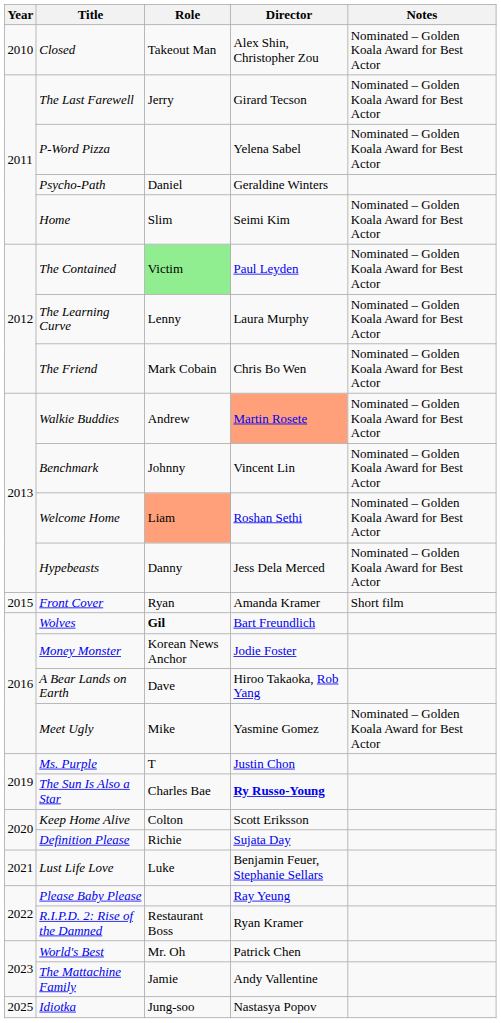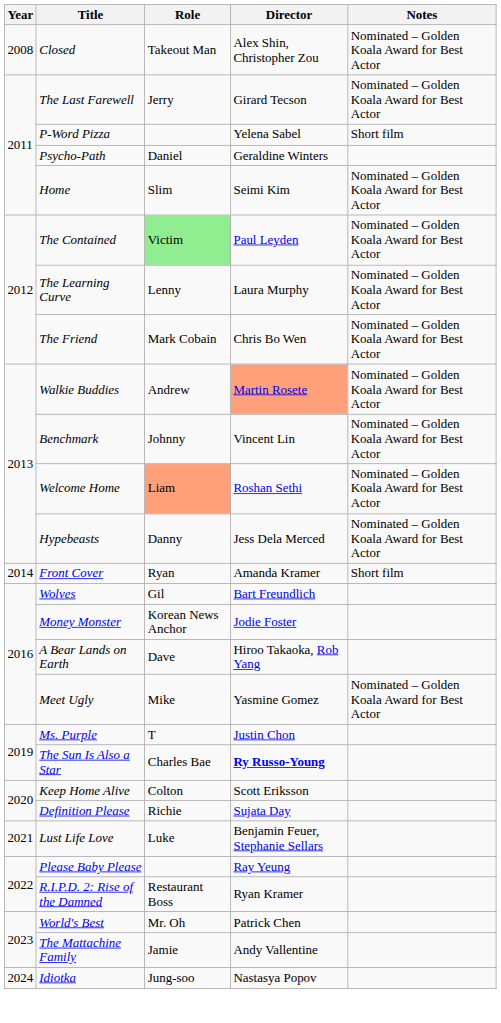(20, 49) 2010 -> (20, 49) 2008
(407, 149) Nominated – Golden Koala Award for Best Actor -> (377, 134) Short film
(20, 602) 2015 -> (20, 573) 2014
(156, 623) bold -> (156, 594) normal
(20, 1007) 2025 -> (20, 977) 2024
